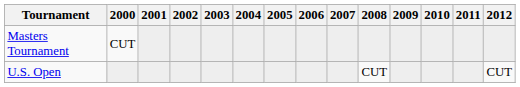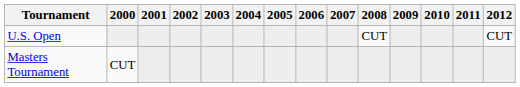rows swapped: (38, 43) <-> (34, 72)
